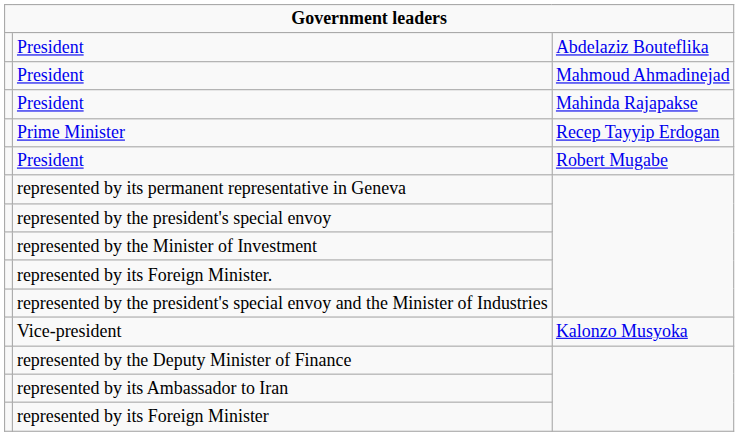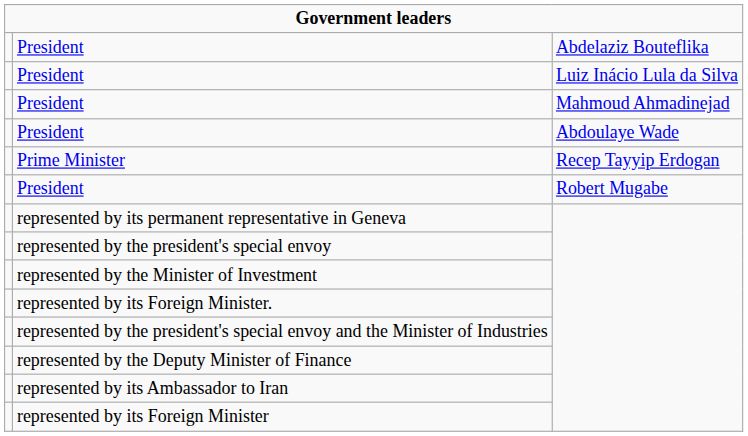+ row: (50, 75)
+ row: (50, 132)
- row: (50, 103)
- row: (69, 331)
